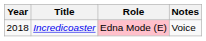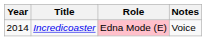(18, 28) 2018 -> (18, 28) 2014
